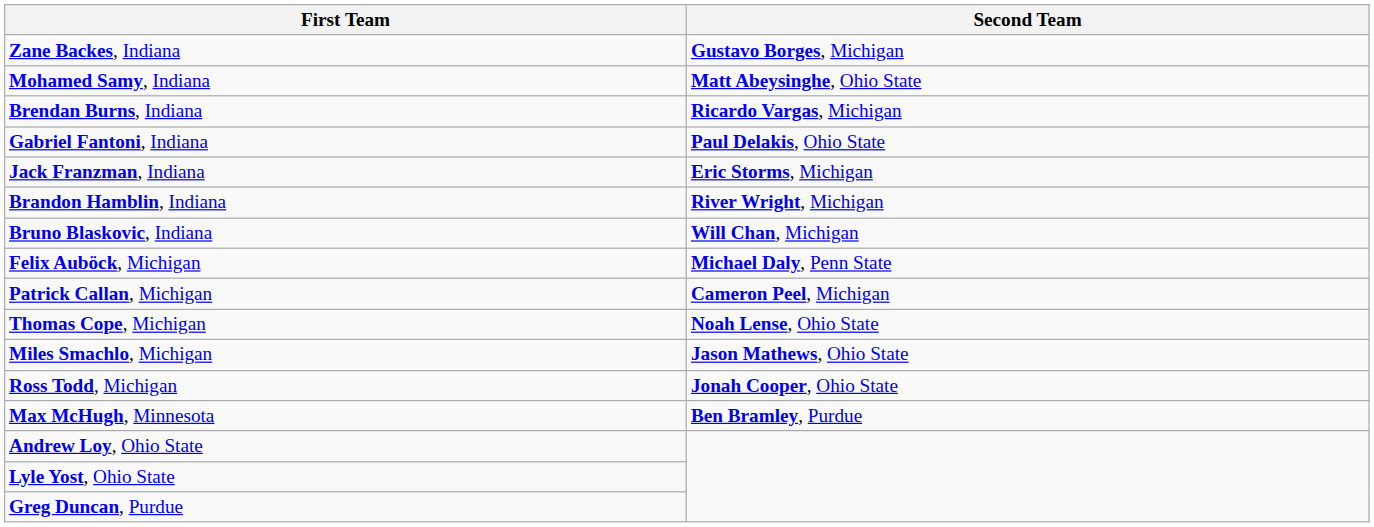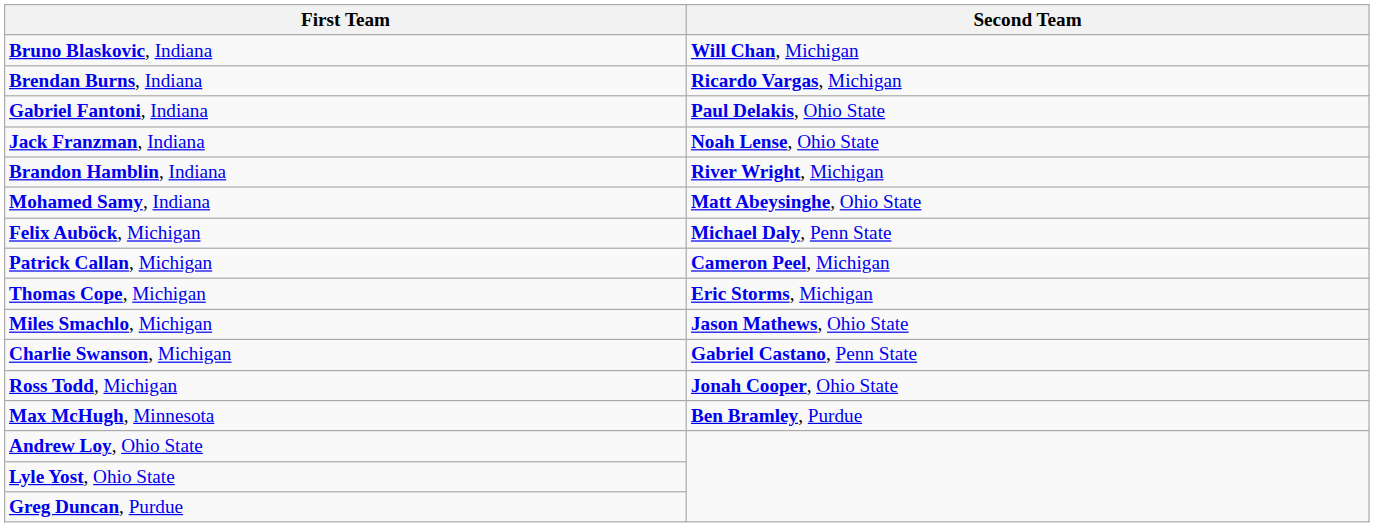- row: (95, 50)
rows swapped: (111, 232) <-> (110, 80)
(782, 171) Eric Storms, Michigan -> (785, 141) Noah Lense, Ohio State
(785, 324) Noah Lense, Ohio State -> (782, 293) Eric Storms, Michigan
+ row: (120, 354)
